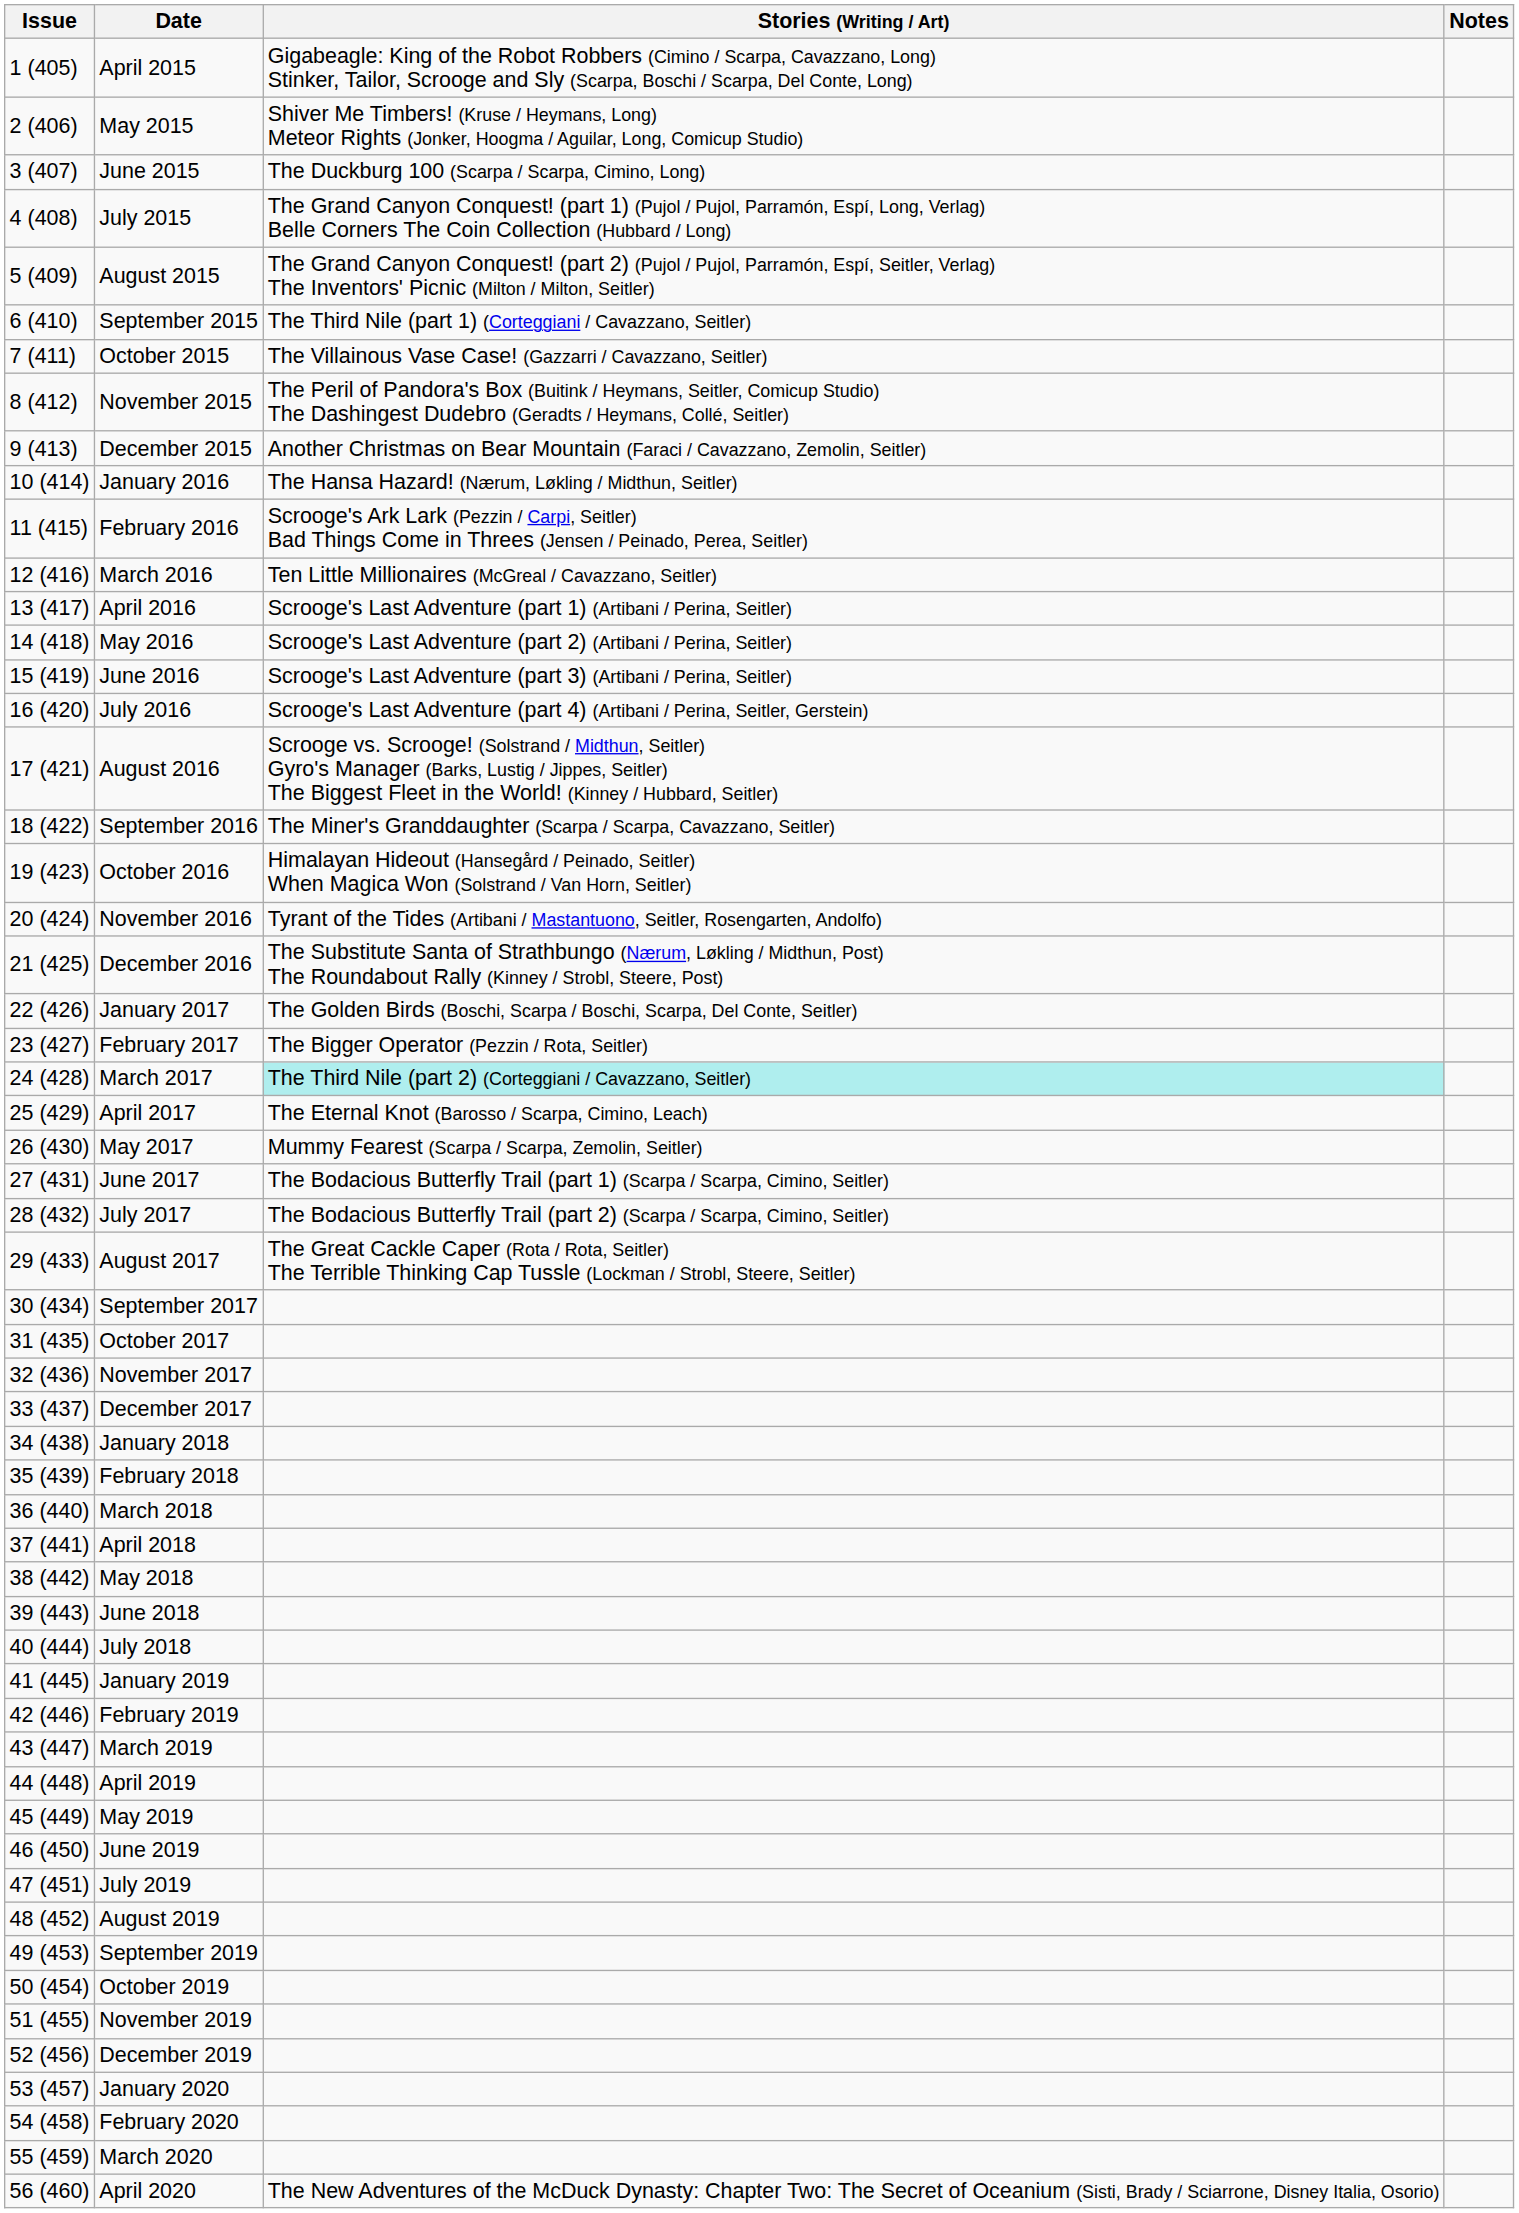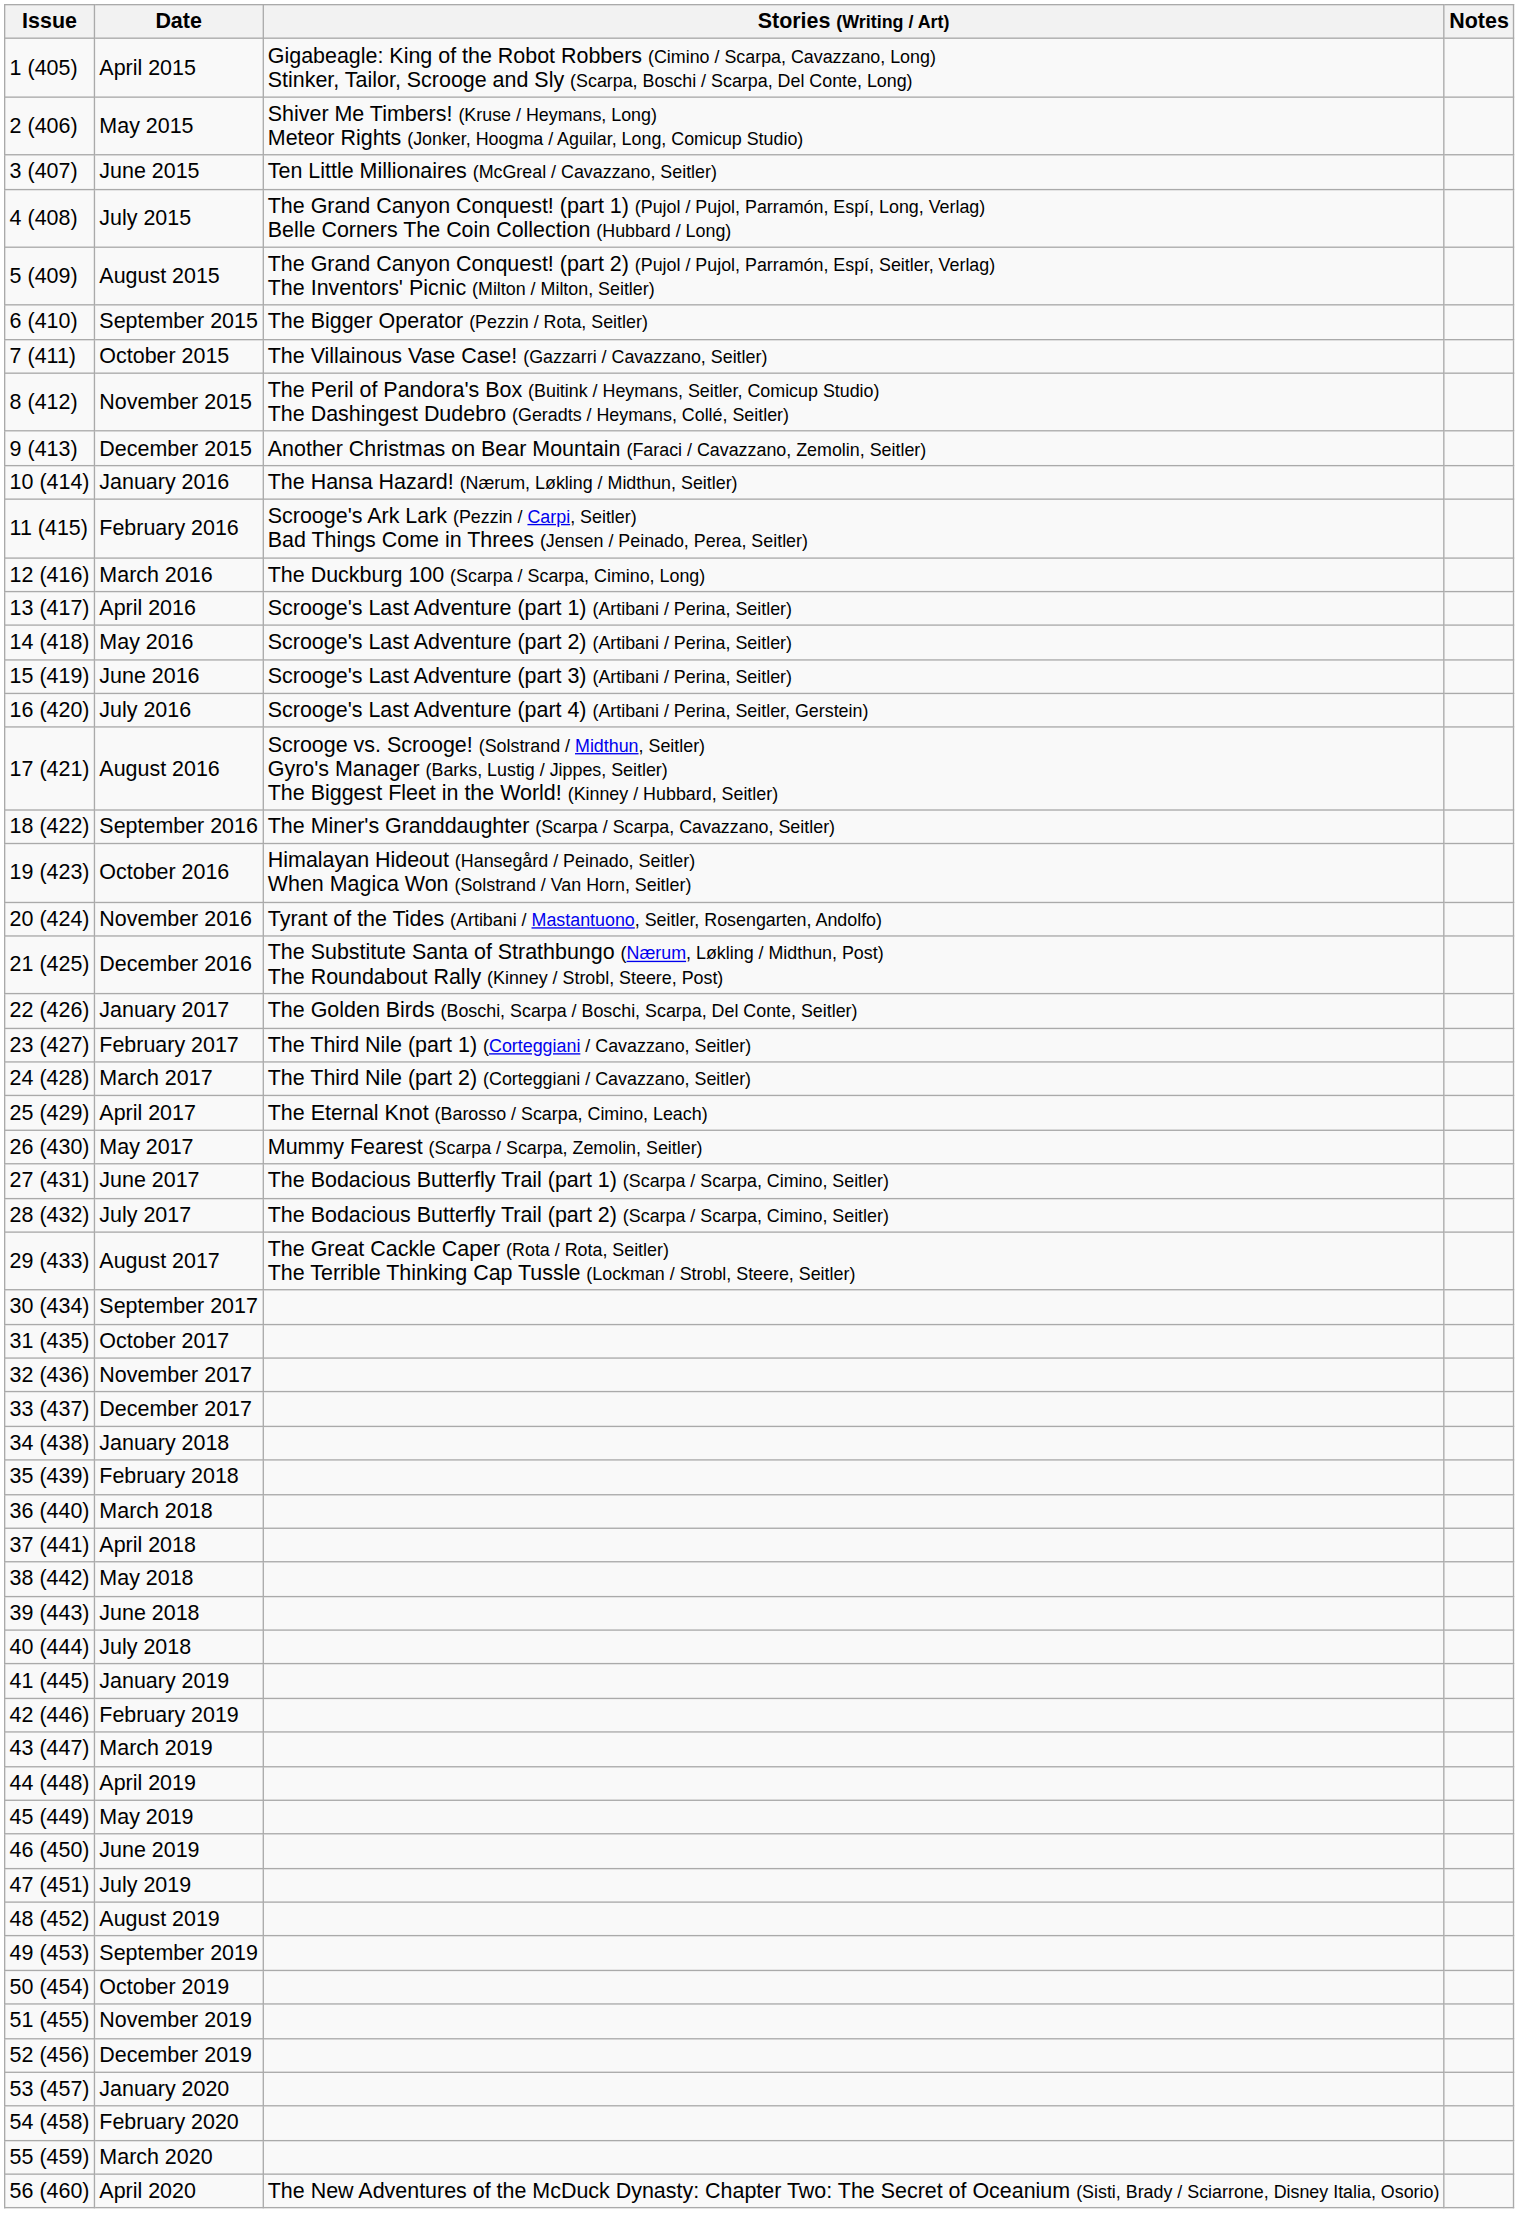(487, 171) The Duckburg 100 (Scarpa / Scarpa, Cimino, Long) -> (492, 171) Ten Little Millionaires (McGreal / Cavazzano, Seitler)
(509, 321) The Third Nile (part 1) (Corteggiani / Cavazzano, Seitler) -> (458, 321) The Bigger Operator (Pezzin / Rota, Seitler)
(492, 574) Ten Little Millionaires (McGreal / Cavazzano, Seitler) -> (487, 574) The Duckburg 100 (Scarpa / Scarpa, Cimino, Long)
(458, 1044) The Bigger Operator (Pezzin / Rota, Seitler) -> (509, 1044) The Third Nile (part 1) (Corteggiani / Cavazzano, Seitler)
(509, 1078) paleturquoise background -> (509, 1078) no background
